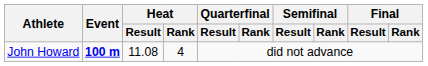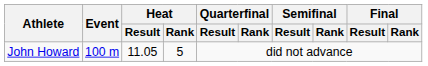(102, 52) bold -> (102, 52) normal
(143, 52) 11.08 -> (142, 52) 11.05
(181, 52) 4 -> (180, 52) 5
